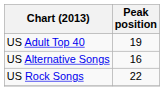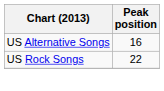- row: (46, 42)
